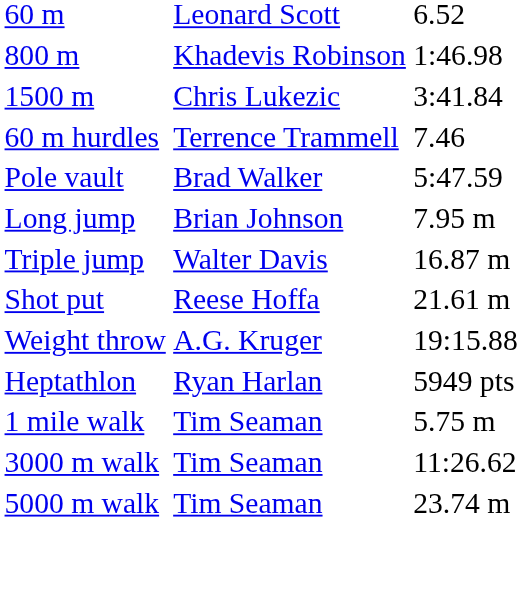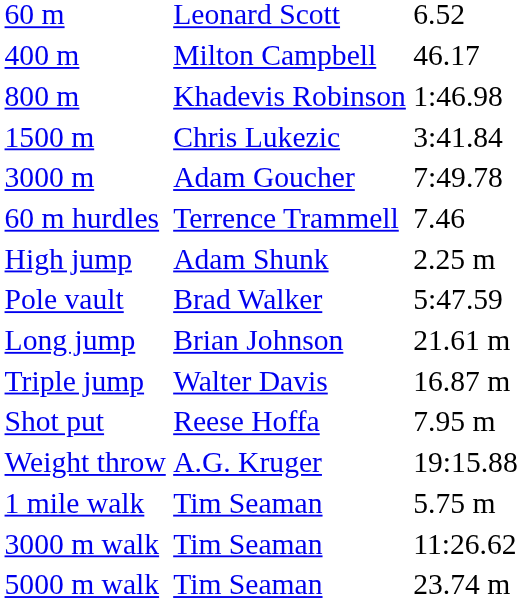+ row: (42, 55)
+ row: (49, 177)
+ row: (68, 258)
(454, 218) 7.95 m -> (462, 340) 21.61 m
(462, 299) 21.61 m -> (454, 421) 7.95 m
- row: (70, 381)
